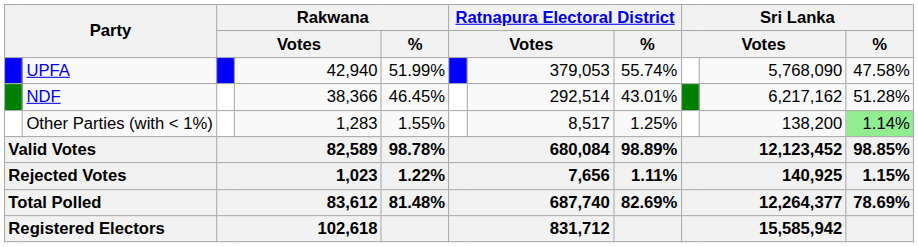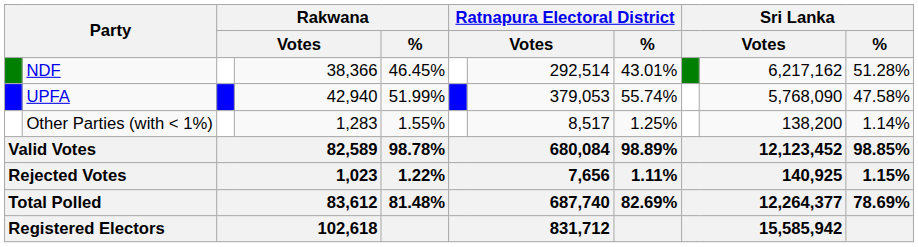rows swapped: (48, 70) <-> (44, 96)
(886, 123) lightgreen background -> (886, 123) no background
